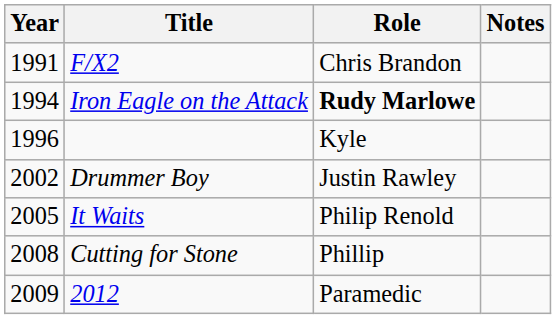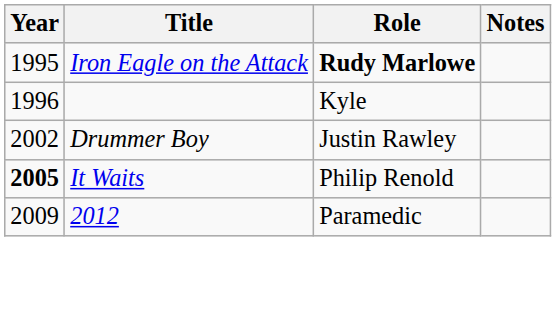- row: (95, 62)
(35, 100) 1994 -> (35, 62) 1995
(35, 216) normal -> (35, 178) bold
- row: (154, 255)
